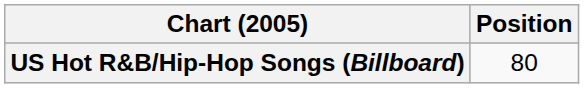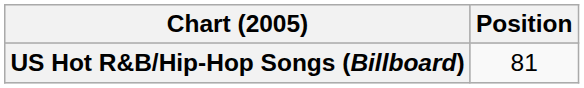(524, 62) 80 -> (524, 62) 81
